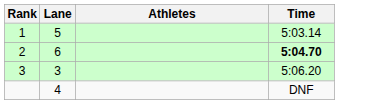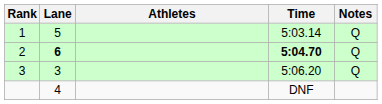+ column: (356, 14)
(58, 52) normal -> (58, 52) bold
